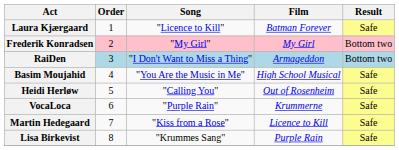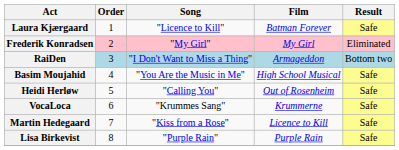(369, 43) Bottom two -> (369, 43) Eliminated
(190, 106) "Purple Rain" -> (190, 106) "Krummes Sang"
(190, 138) "Krummes Sang" -> (190, 138) "Purple Rain"
